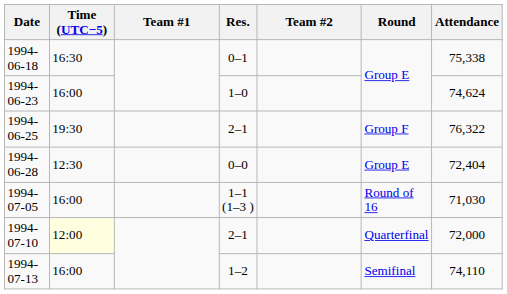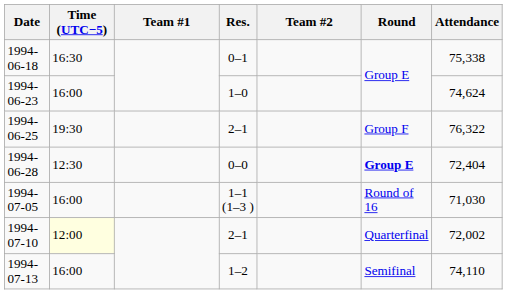(387, 164) normal -> (389, 164) bold
(467, 235) 72,000 -> (467, 235) 72,002
